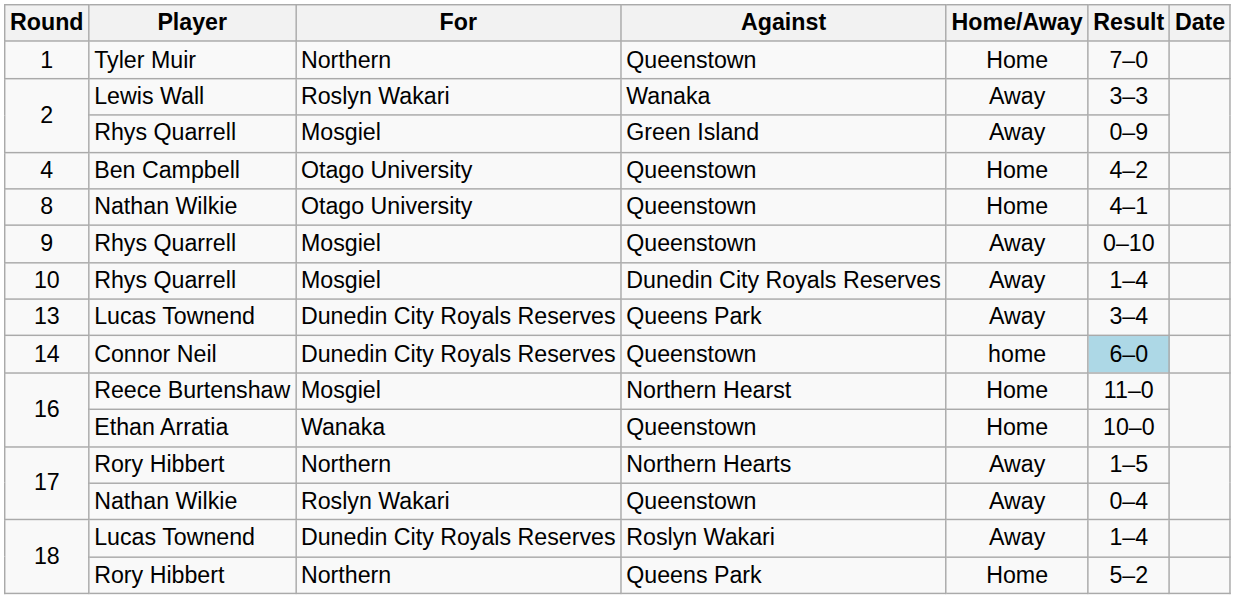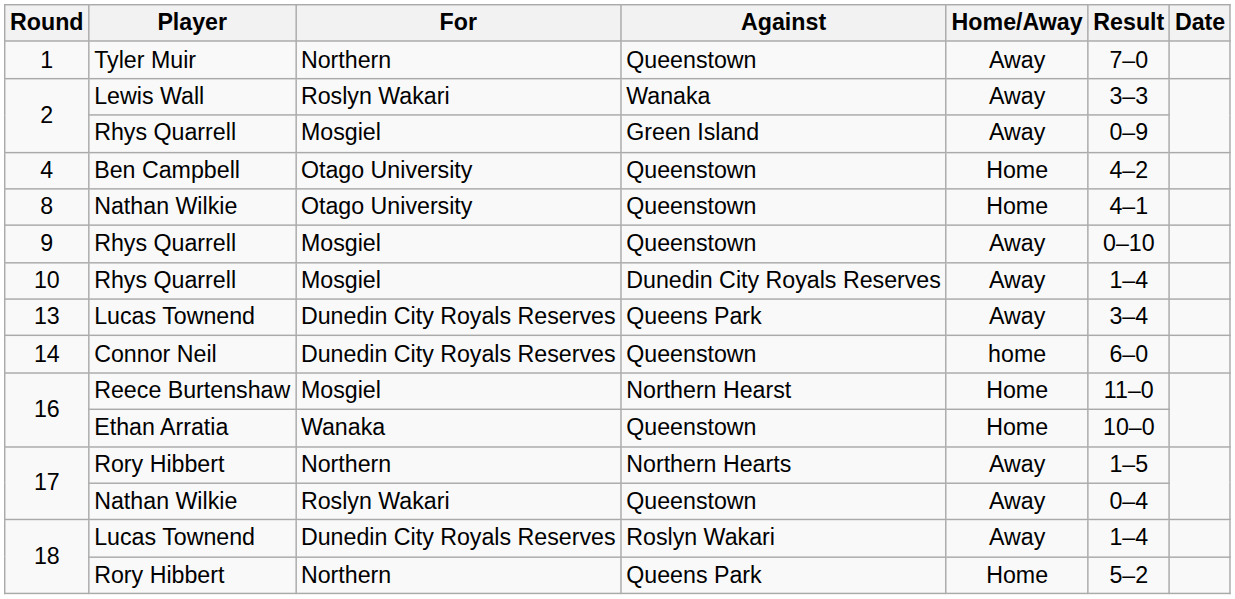(1017, 59) Home -> (1017, 59) Away
(1129, 354) lightblue background -> (1129, 354) no background
